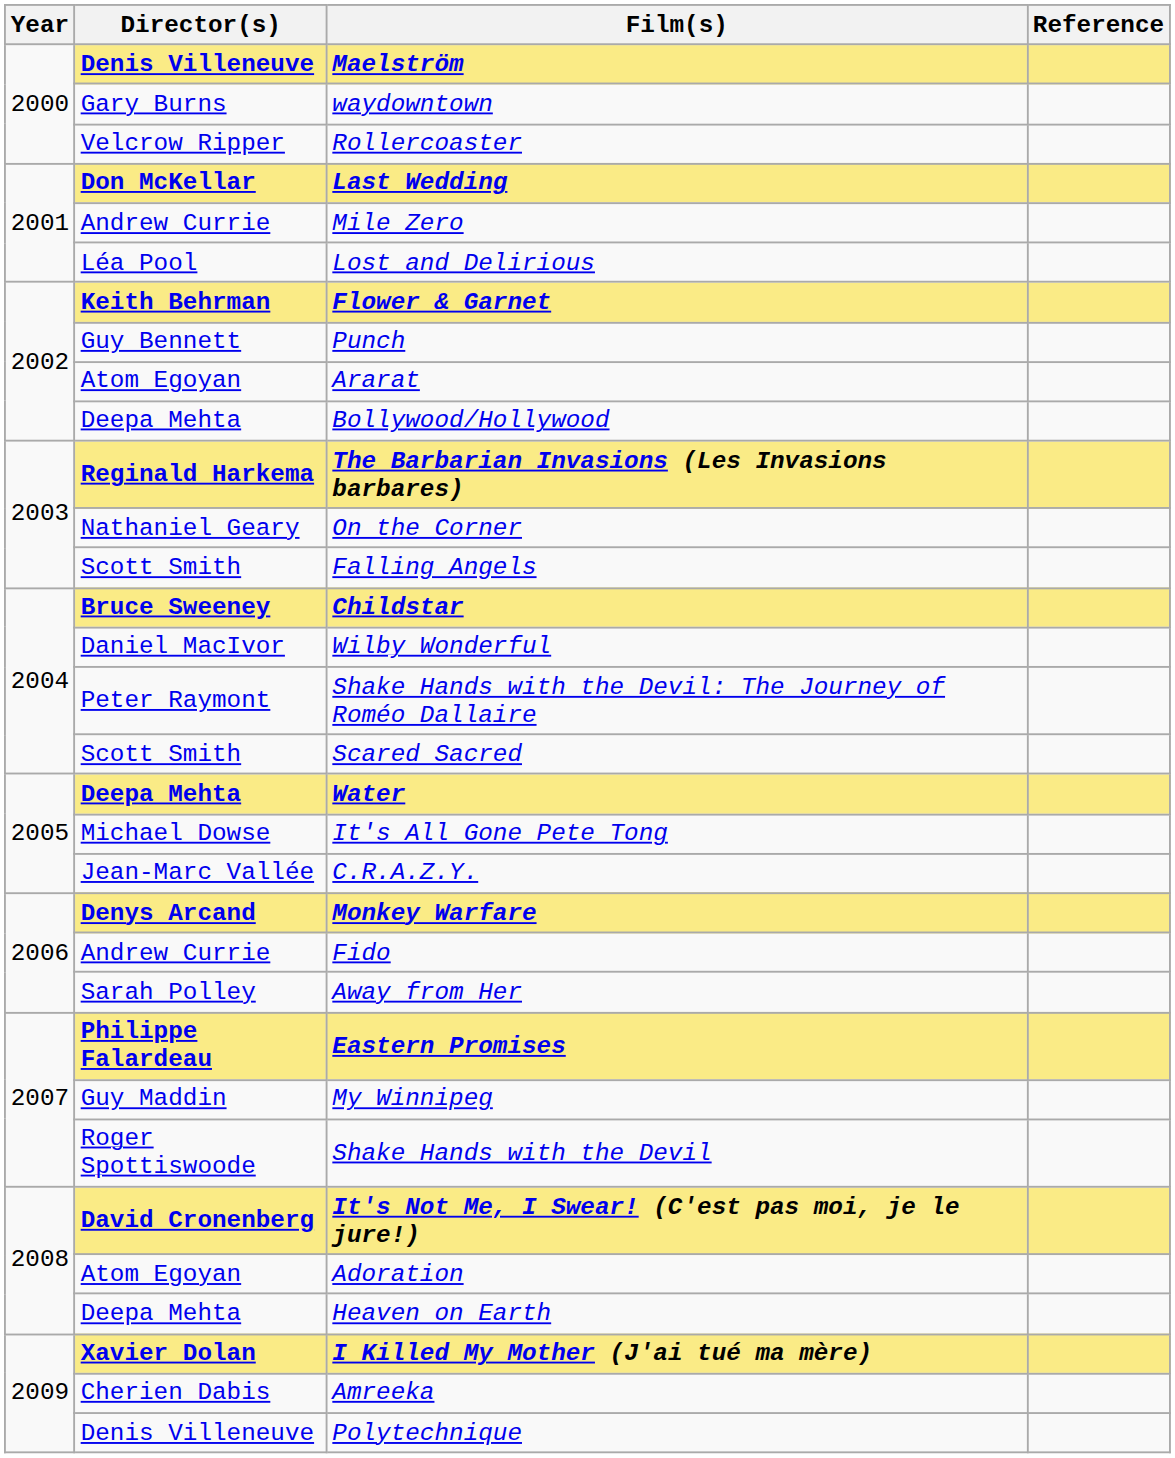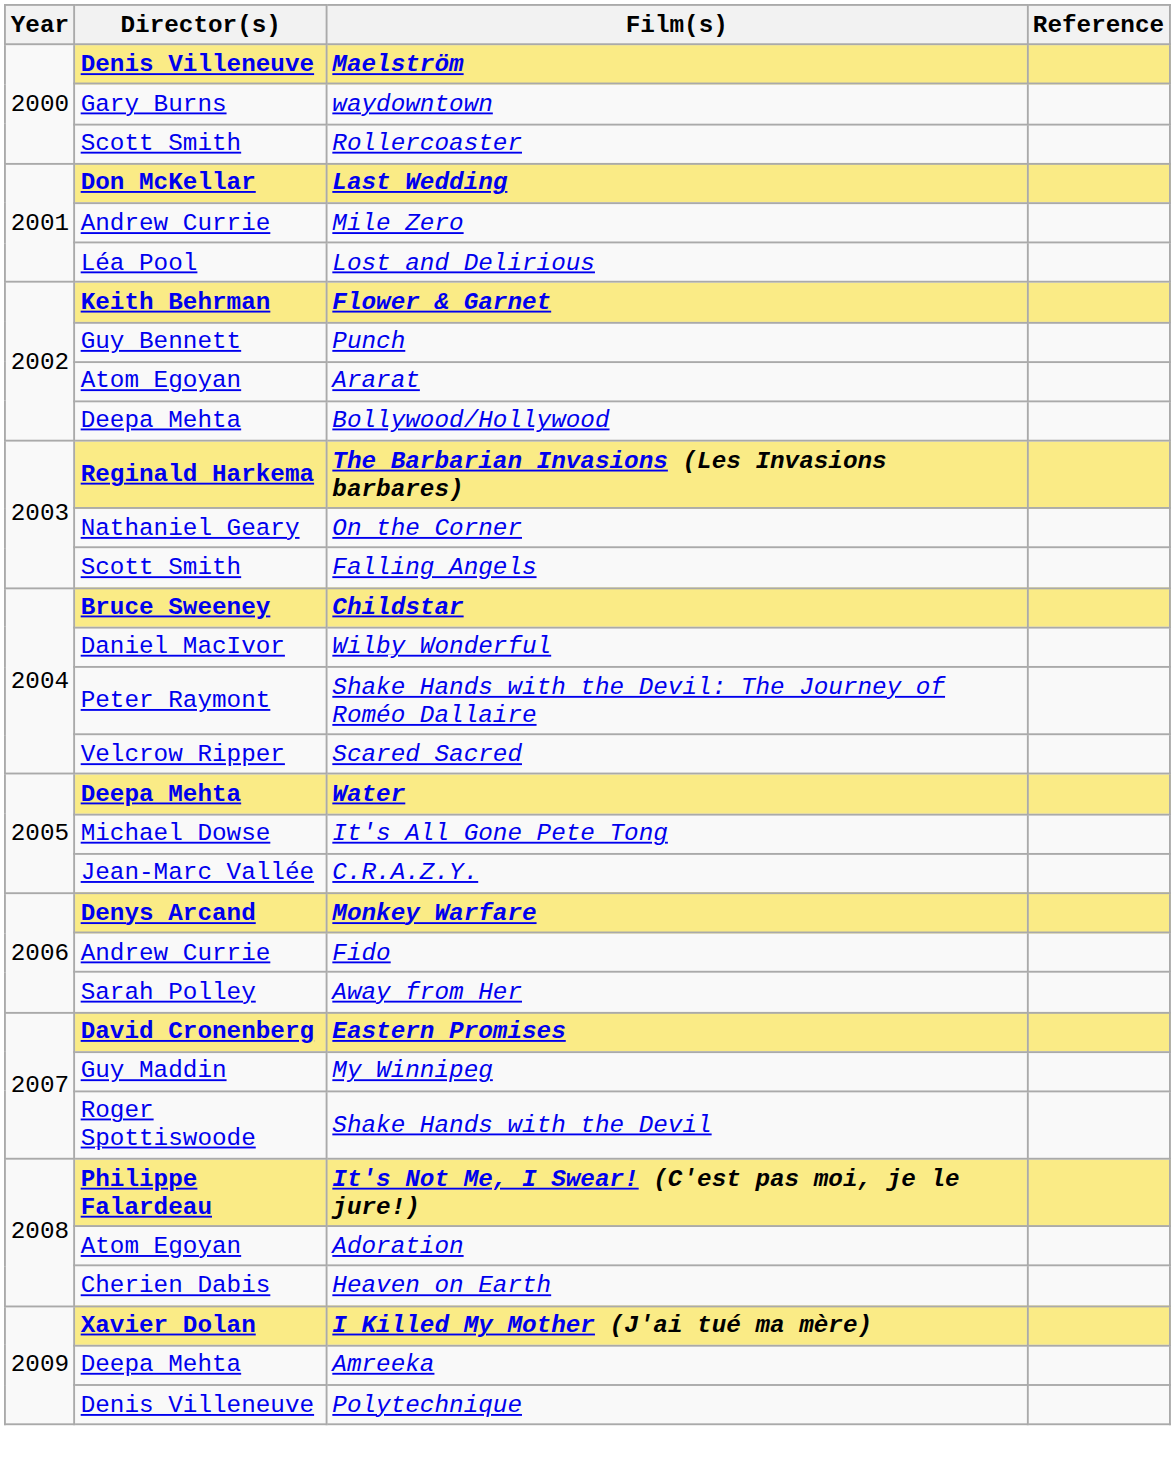(183, 144) Velcrow Ripper -> (161, 144) Scott Smith
(161, 754) Scott Smith -> (183, 754) Velcrow Ripper
(146, 1046) Philippe Falardeau -> (197, 1032) David Cronenberg
(197, 1221) David Cronenberg -> (146, 1193) Philippe Falardeau
(161, 1314) Deepa Mehta -> (175, 1286) Cherien Dabis
(175, 1393) Cherien Dabis -> (161, 1365) Deepa Mehta
